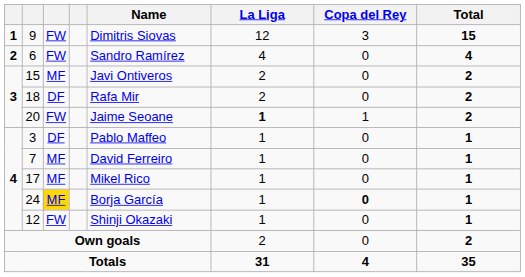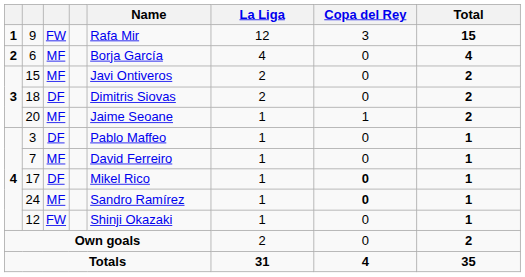(133, 35) Dimitris Siovas -> (115, 35) Rafa Mir
(56, 55) FW -> (56, 55) MF
(137, 55) Sandro Ramírez -> (127, 55) Borja García
(115, 96) Rafa Mir -> (133, 96) Dimitris Siovas
(56, 117) FW -> (56, 117) MF
(262, 117) bold -> (262, 117) normal
(56, 179) MF -> (56, 179) DF
(365, 179) normal -> (365, 179) bold
(56, 199) gold background -> (56, 199) no background
(127, 199) Borja García -> (137, 199) Sandro Ramírez
